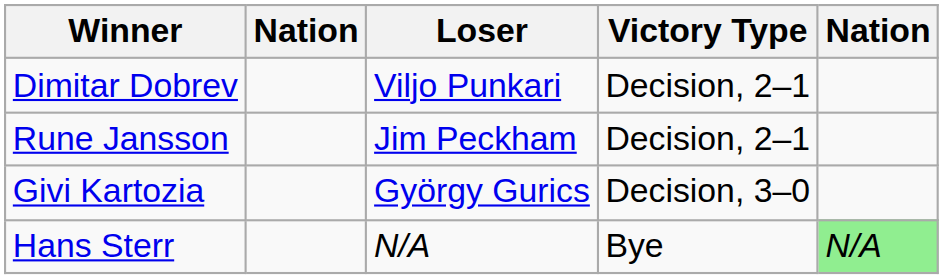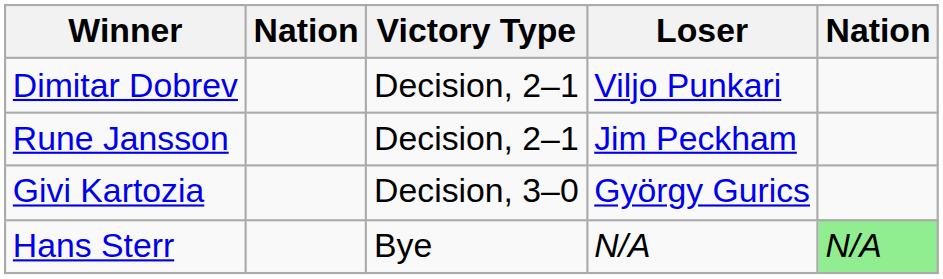columns swapped: (708, 31) <-> (482, 31)
